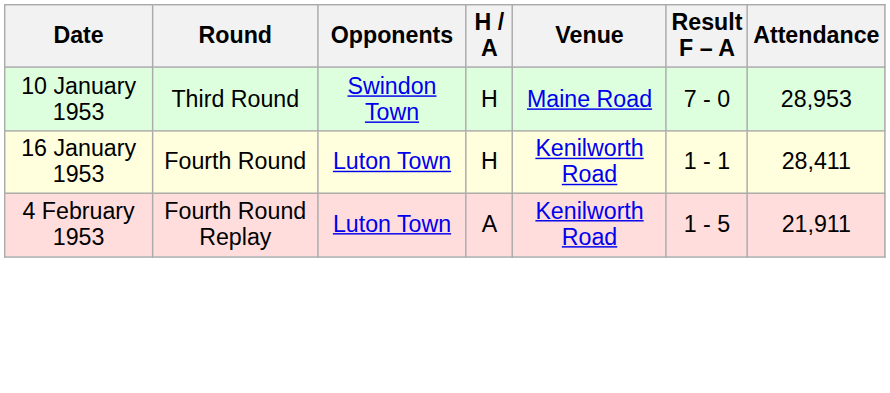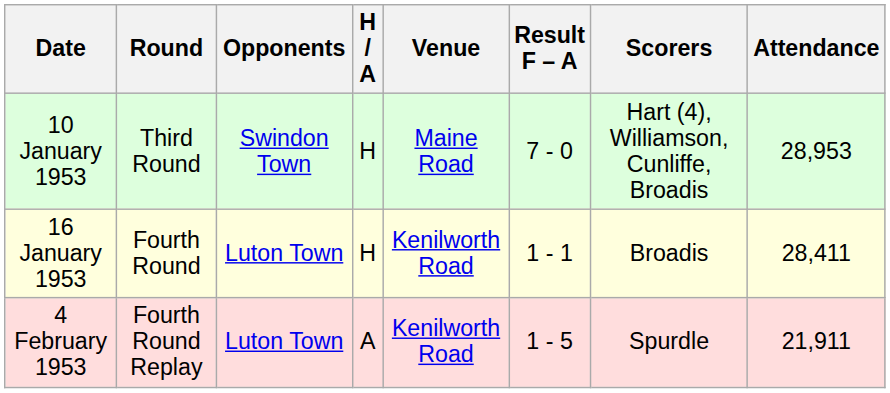+ column: (669, 48)
